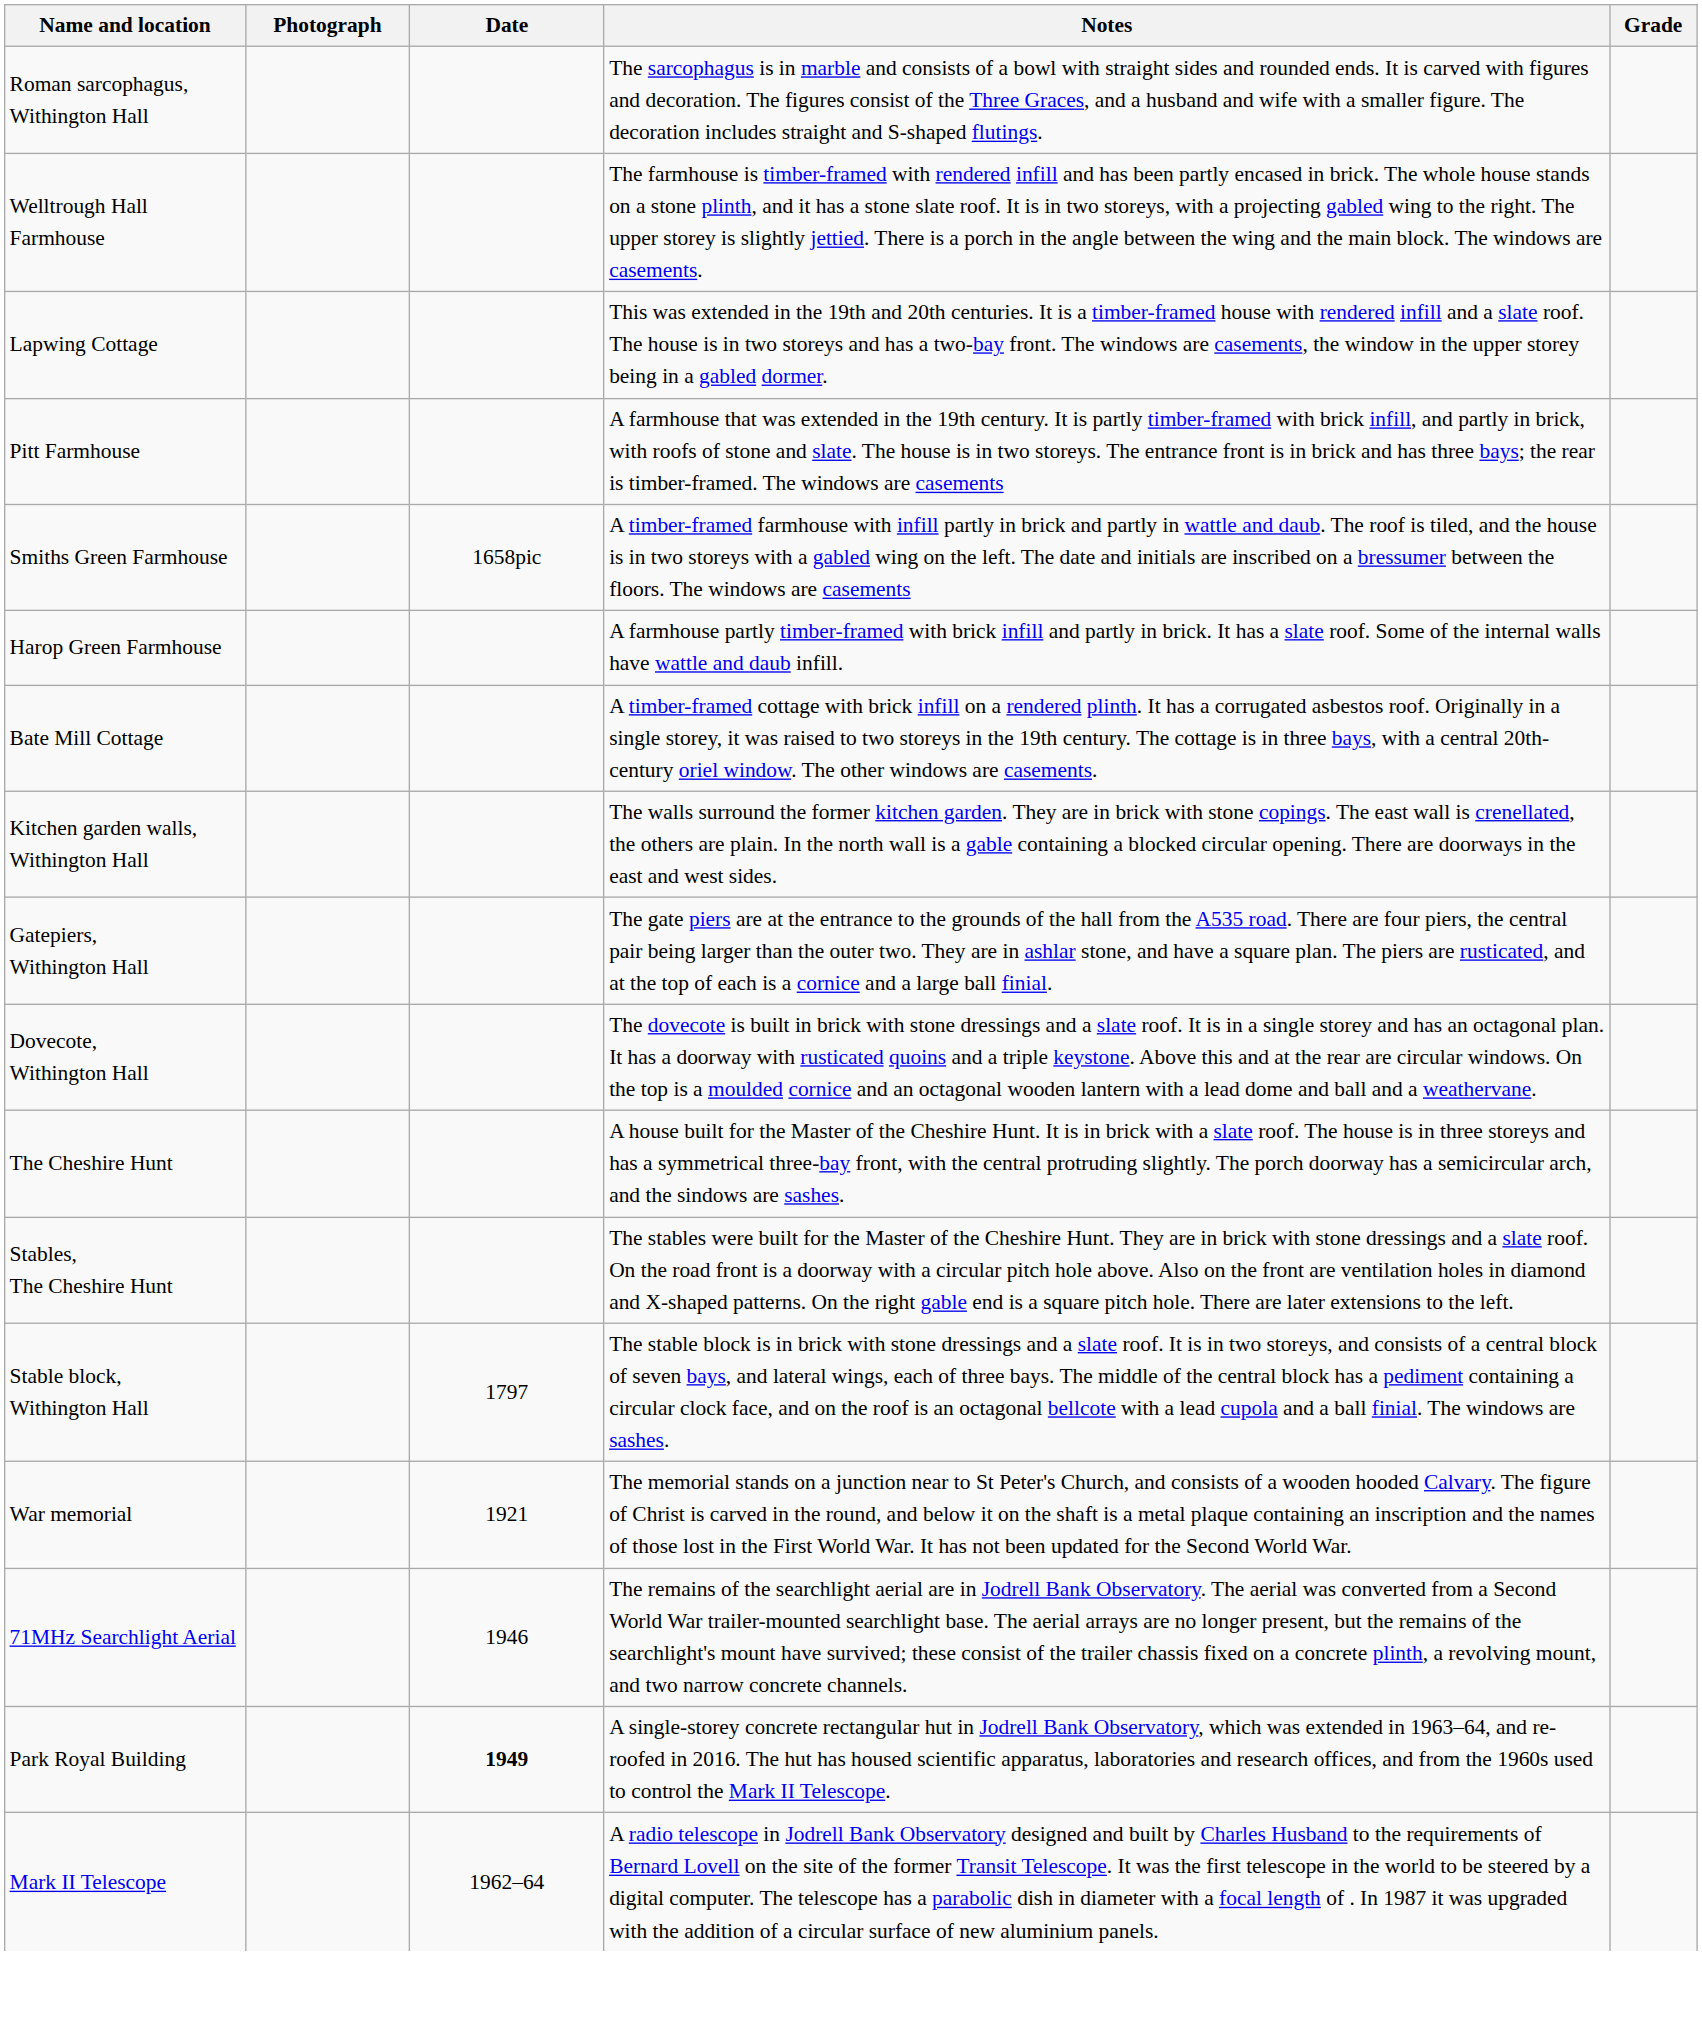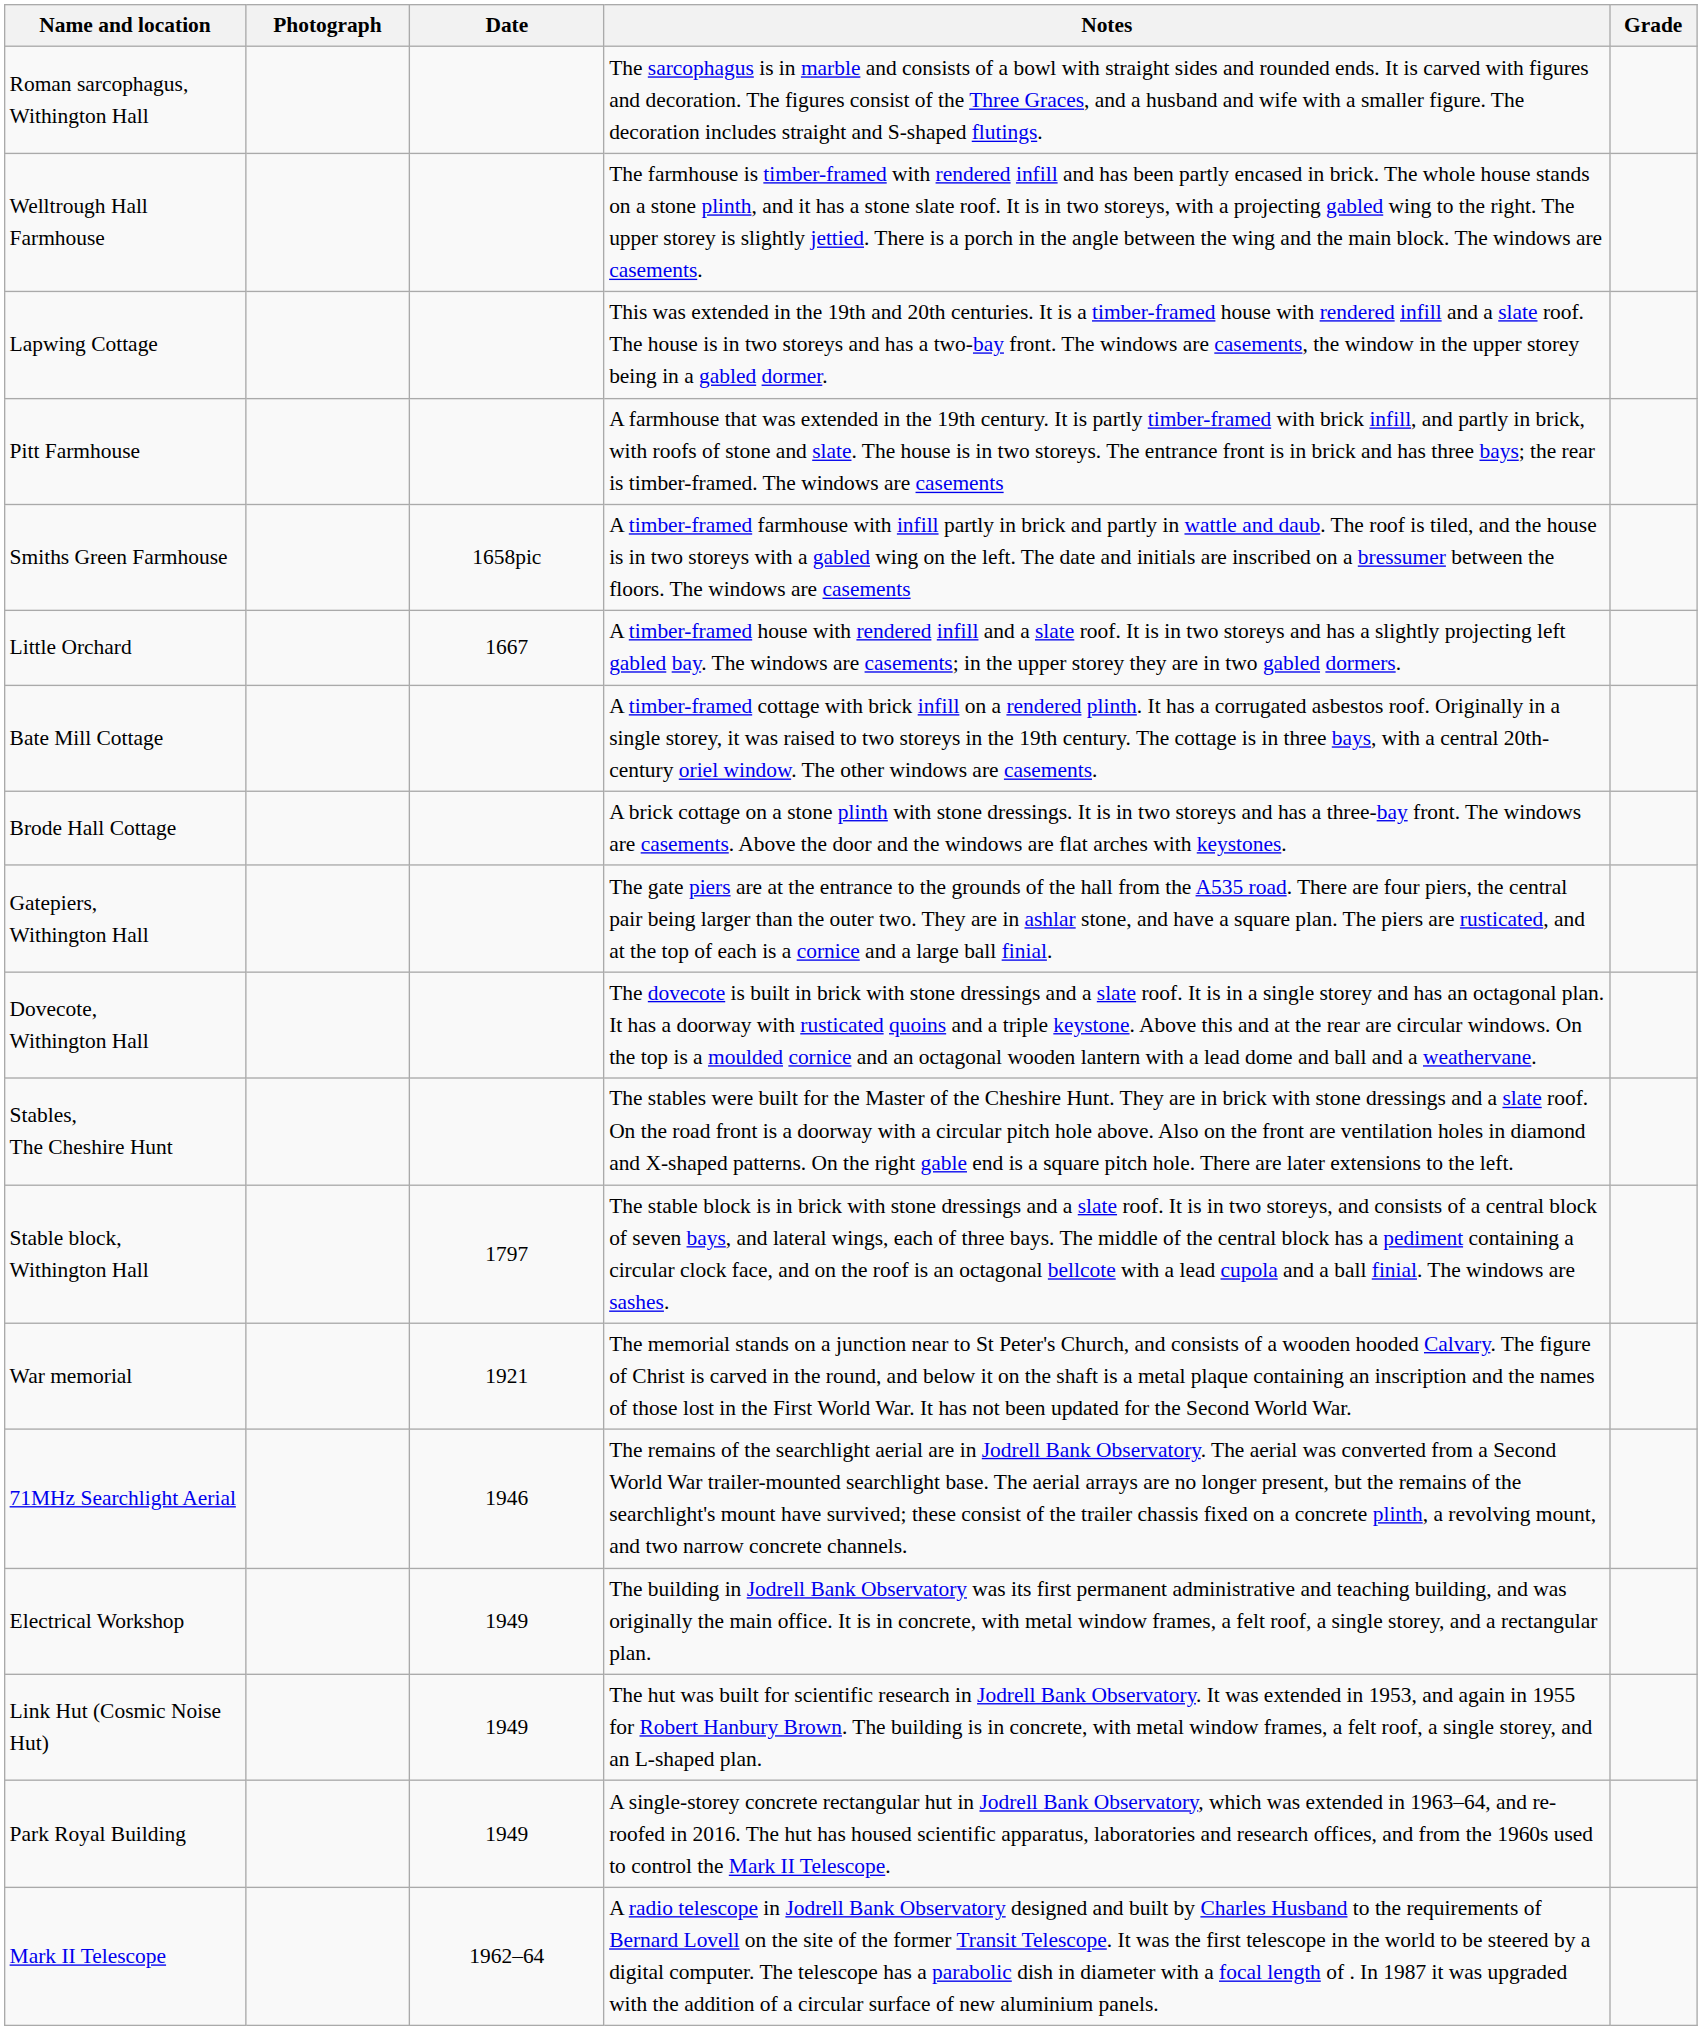- row: (116, 647)
+ row: (71, 647)
+ row: (93, 828)
- row: (103, 844)
- row: (91, 1163)
+ row: (97, 1620)
+ row: (115, 1727)
(507, 1759) bold -> (507, 1833) normal
